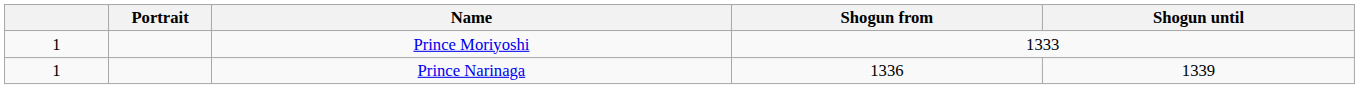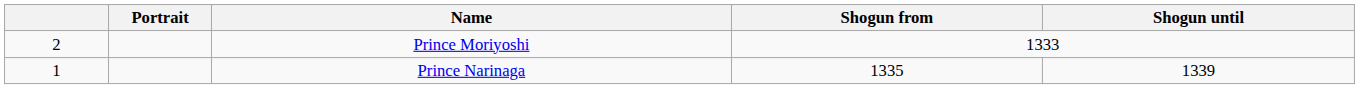(56, 44) 1 -> (56, 44) 2
(887, 70) 1336 -> (887, 70) 1335
